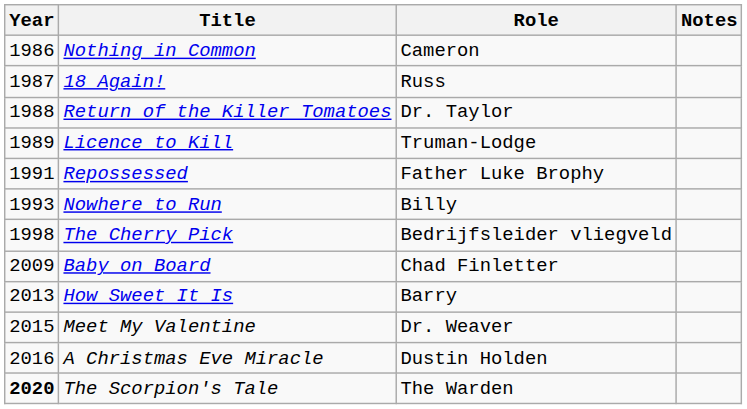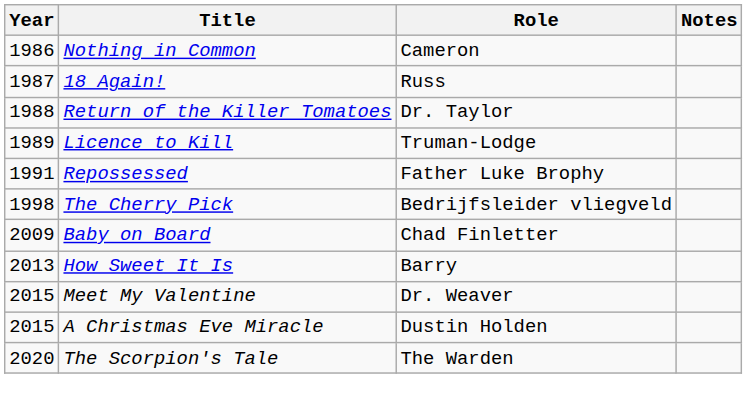- row: (143, 204)
(32, 358) 2016 -> (32, 327) 2015
(32, 389) bold -> (32, 358) normal
